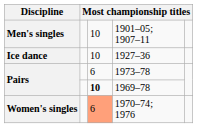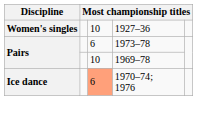- row: (134, 34)
(27, 55) Ice dance -> (42, 28) Women's singles
(95, 87) bold -> (95, 60) normal
(42, 109) Women's singles -> (27, 82) Ice dance
